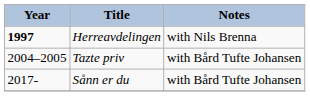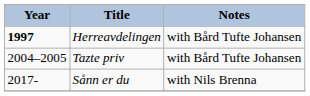(212, 37) with Nils Brenna -> (234, 37) with Bård Tufte Johansen
(234, 80) with Bård Tufte Johansen -> (212, 80) with Nils Brenna
